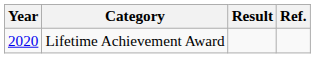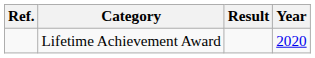columns swapped: (23, 16) <-> (293, 16)
